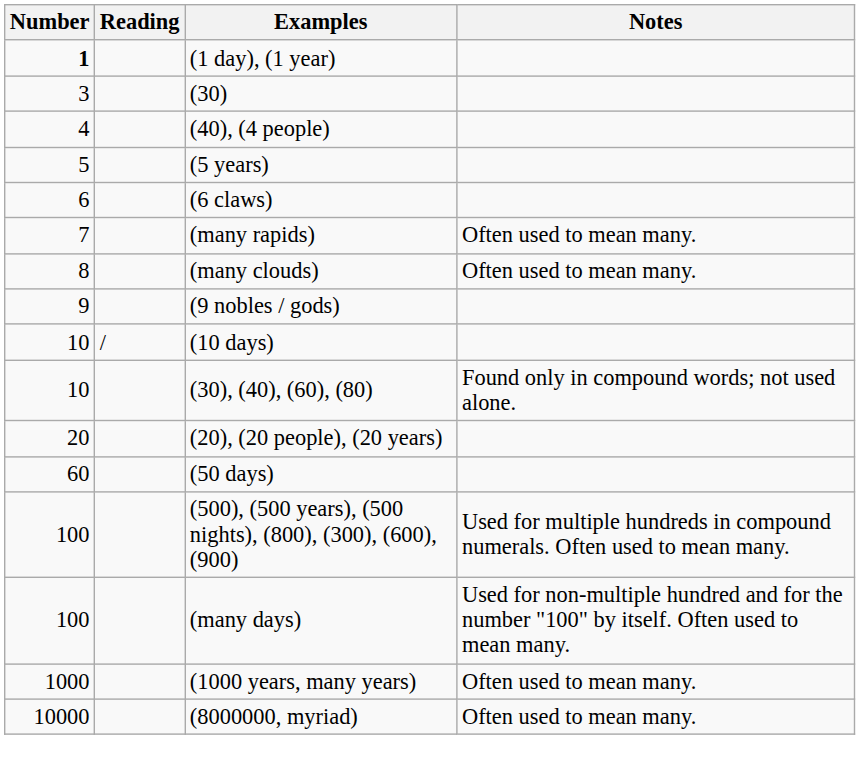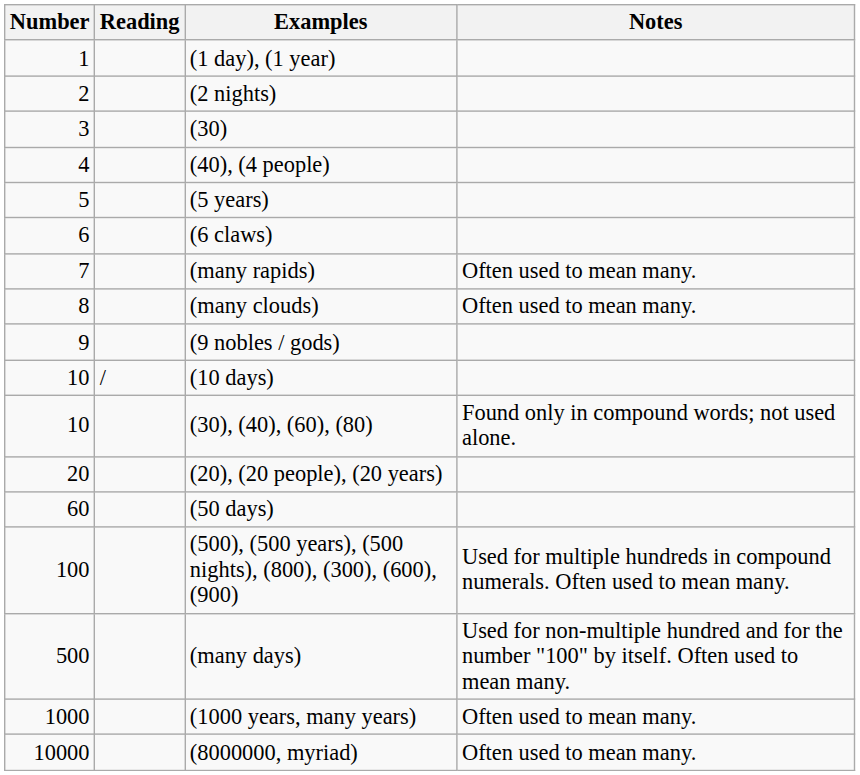(84, 57) bold -> (84, 57) normal
+ row: (233, 93)
(73, 620) 100 -> (73, 655) 500
